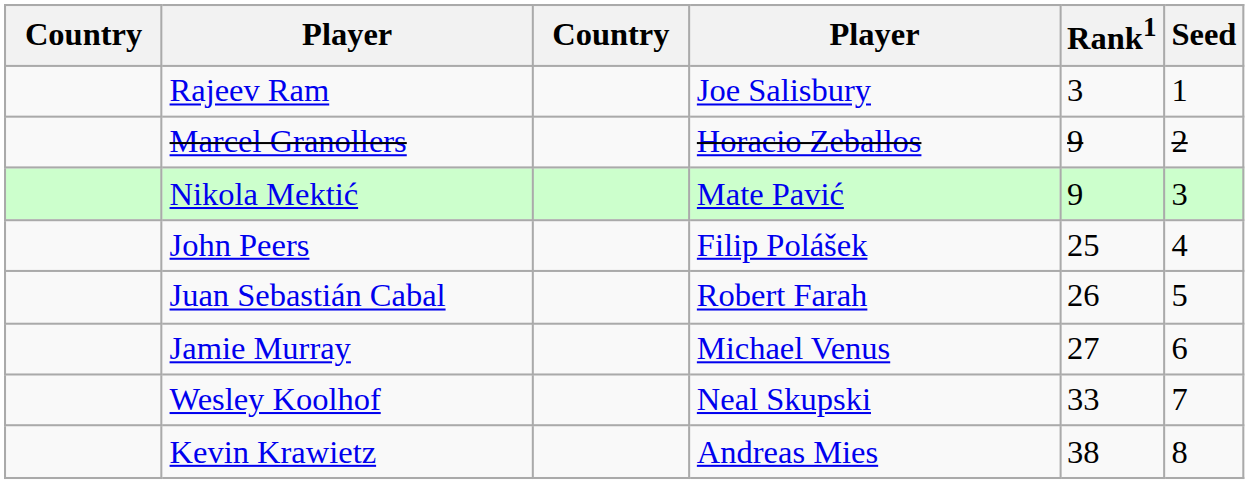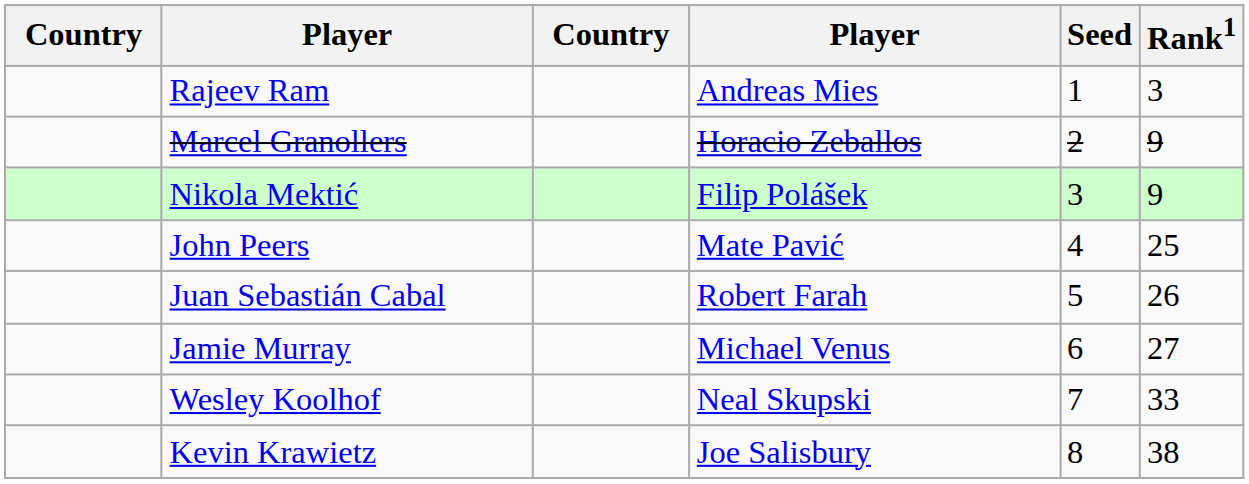columns swapped: (1112, 34) <-> (1204, 34)
(784, 90) Joe Salisbury -> (788, 90) Andreas Mies
(770, 193) Mate Pavić -> (782, 193) Filip Polášek
(782, 245) Filip Polášek -> (770, 245) Mate Pavić
(788, 451) Andreas Mies -> (784, 451) Joe Salisbury
